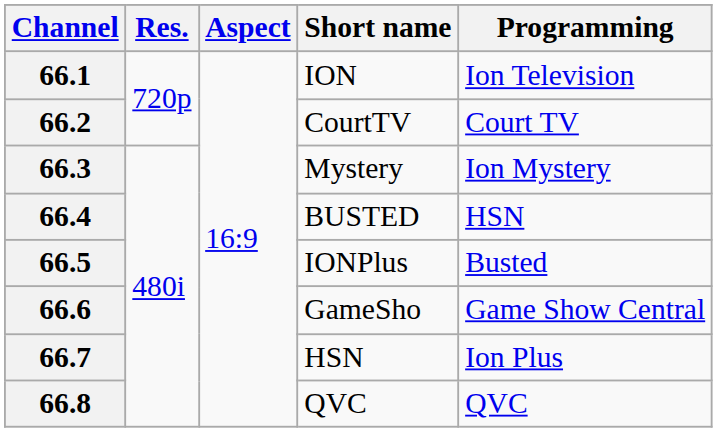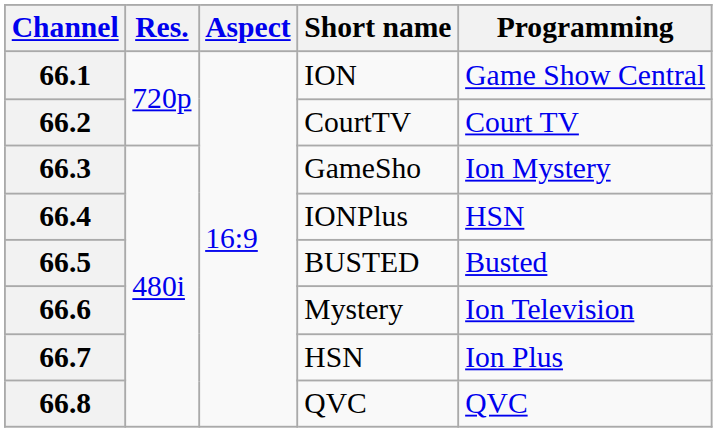(550, 74) Ion Television -> (585, 74) Game Show Central
(354, 168) Mystery -> (363, 168) GameSho
(362, 215) BUSTED -> (356, 215) IONPlus
(356, 262) IONPlus -> (362, 262) BUSTED
(363, 309) GameSho -> (354, 309) Mystery
(585, 309) Game Show Central -> (550, 309) Ion Television
